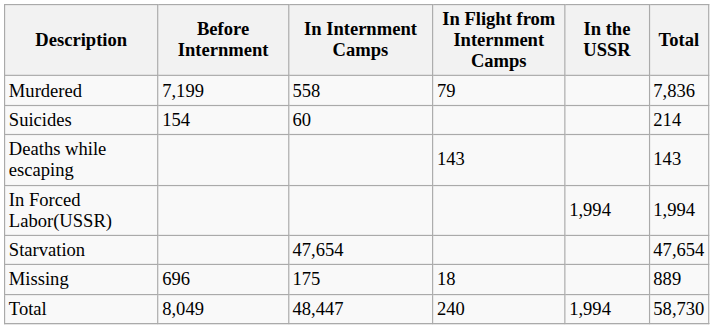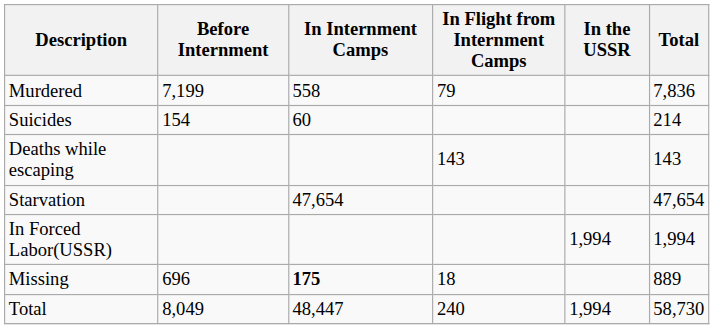rows swapped: (47, 249) <-> (60, 210)
(306, 279) normal -> (306, 279) bold
